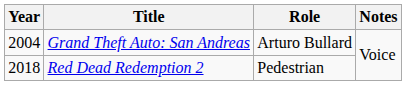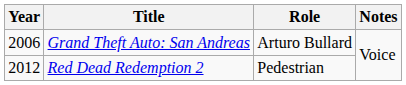(24, 42) 2004 -> (24, 42) 2006
(24, 67) 2018 -> (24, 67) 2012
